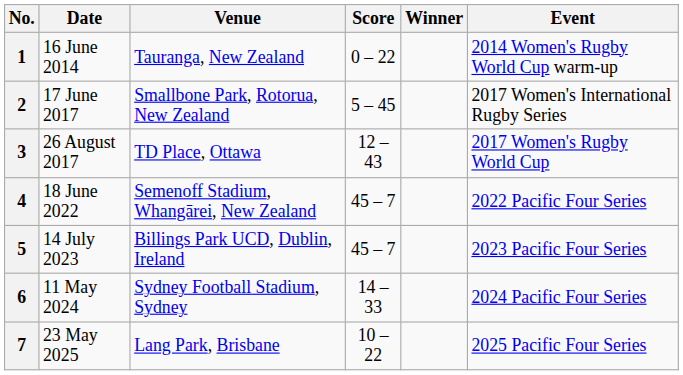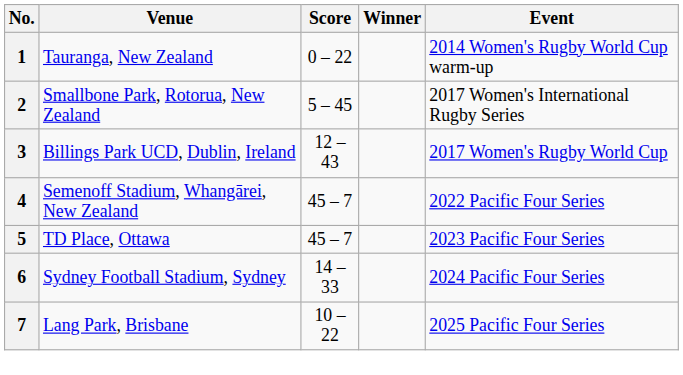- column: (84, 18)
(198, 153) TD Place, Ottawa -> (169, 153) Billings Park UCD, Dublin, Ireland
(233, 249) Billings Park UCD, Dublin, Ireland -> (106, 239) TD Place, Ottawa
